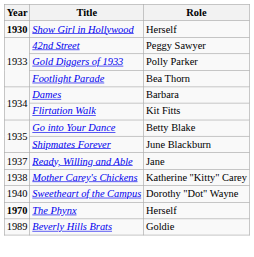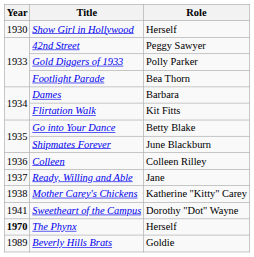(17, 29) bold -> (17, 29) normal
+ row: (48, 161)
(17, 194) 1940 -> (17, 210) 1941
